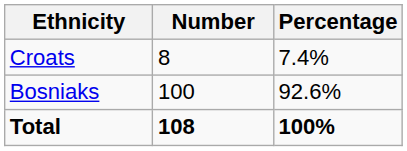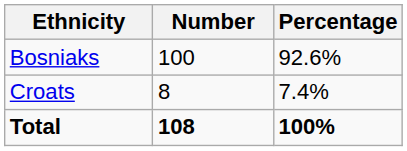rows swapped: (55, 92) <-> (42, 57)
